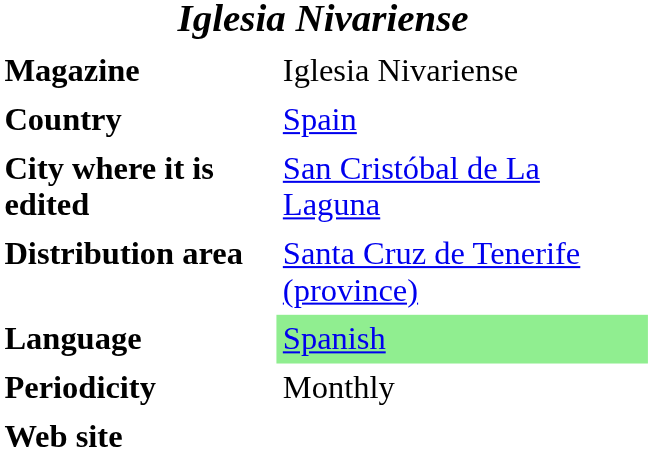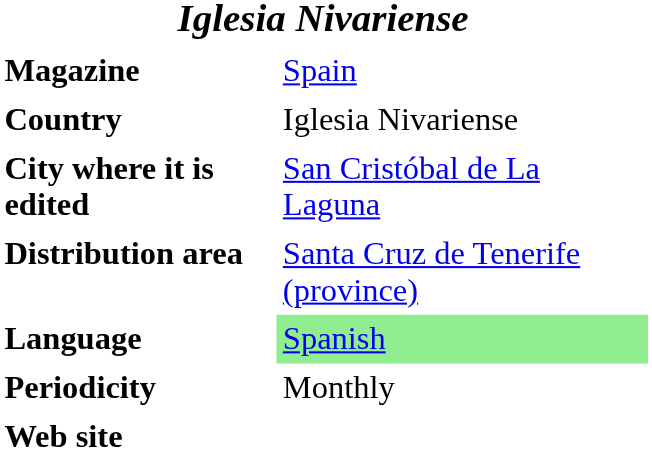(401, 70) Iglesia Nivariense -> (320, 70) Spain
(320, 119) Spain -> (401, 119) Iglesia Nivariense
